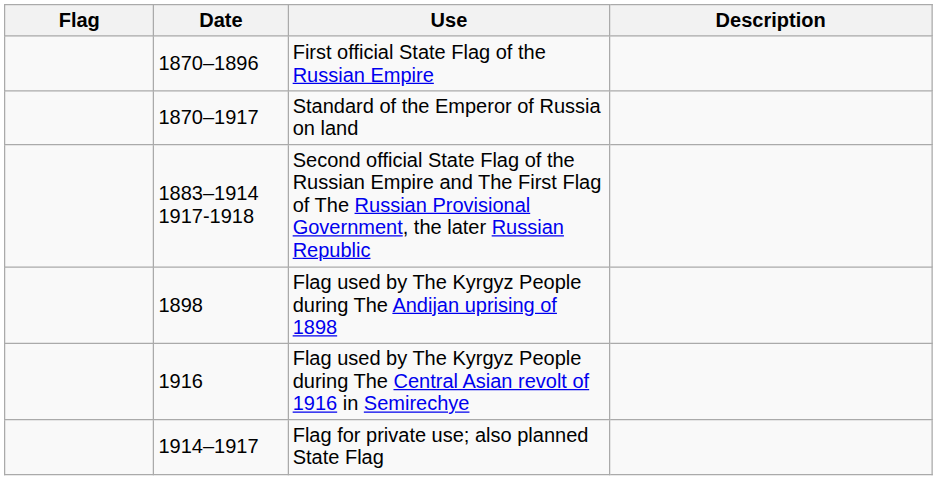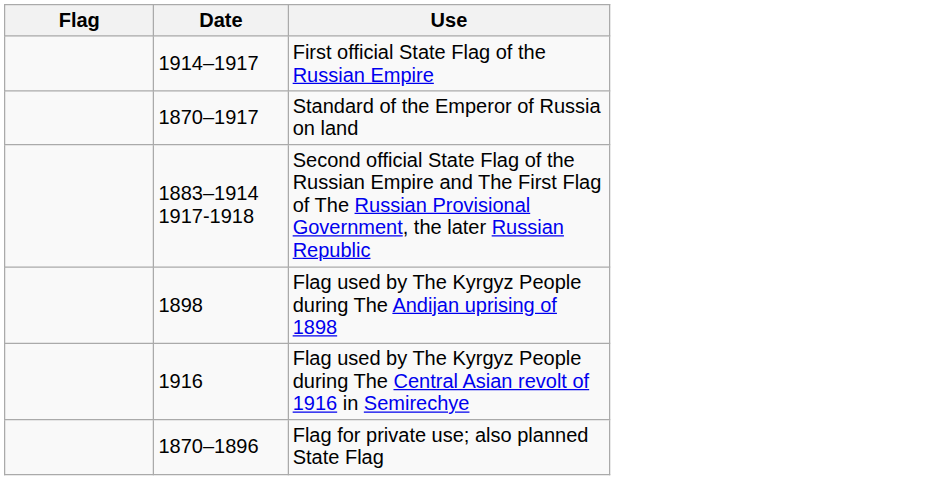- column: (771, 20)
(209, 63) 1870–1896 -> (209, 63) 1914–1917
(209, 446) 1914–1917 -> (209, 446) 1870–1896
